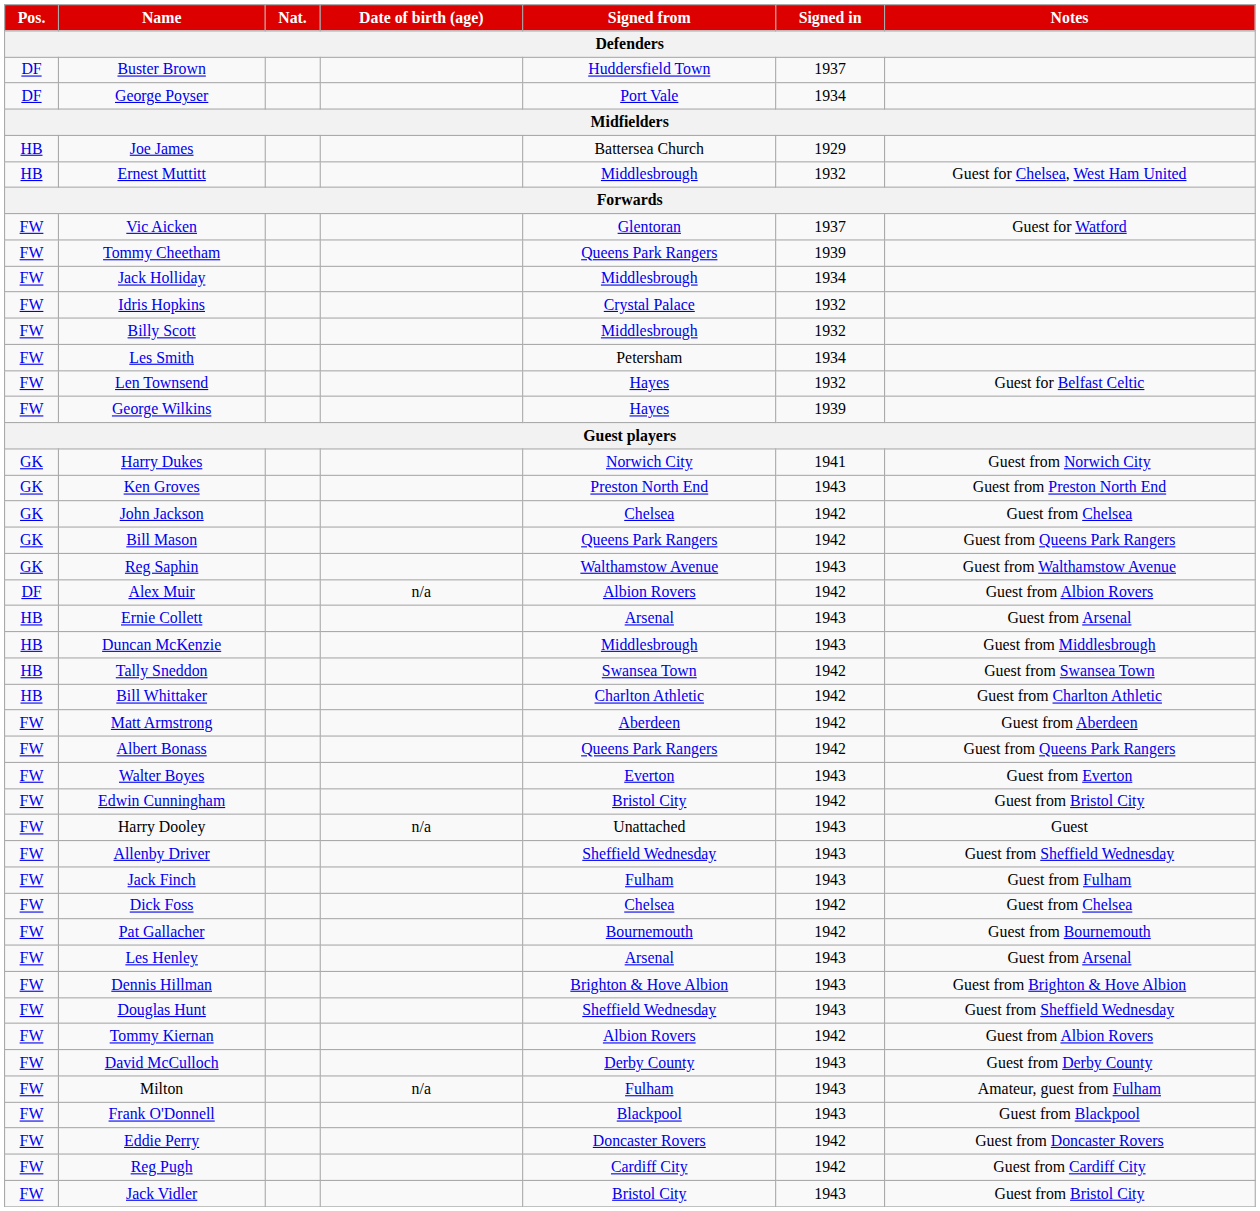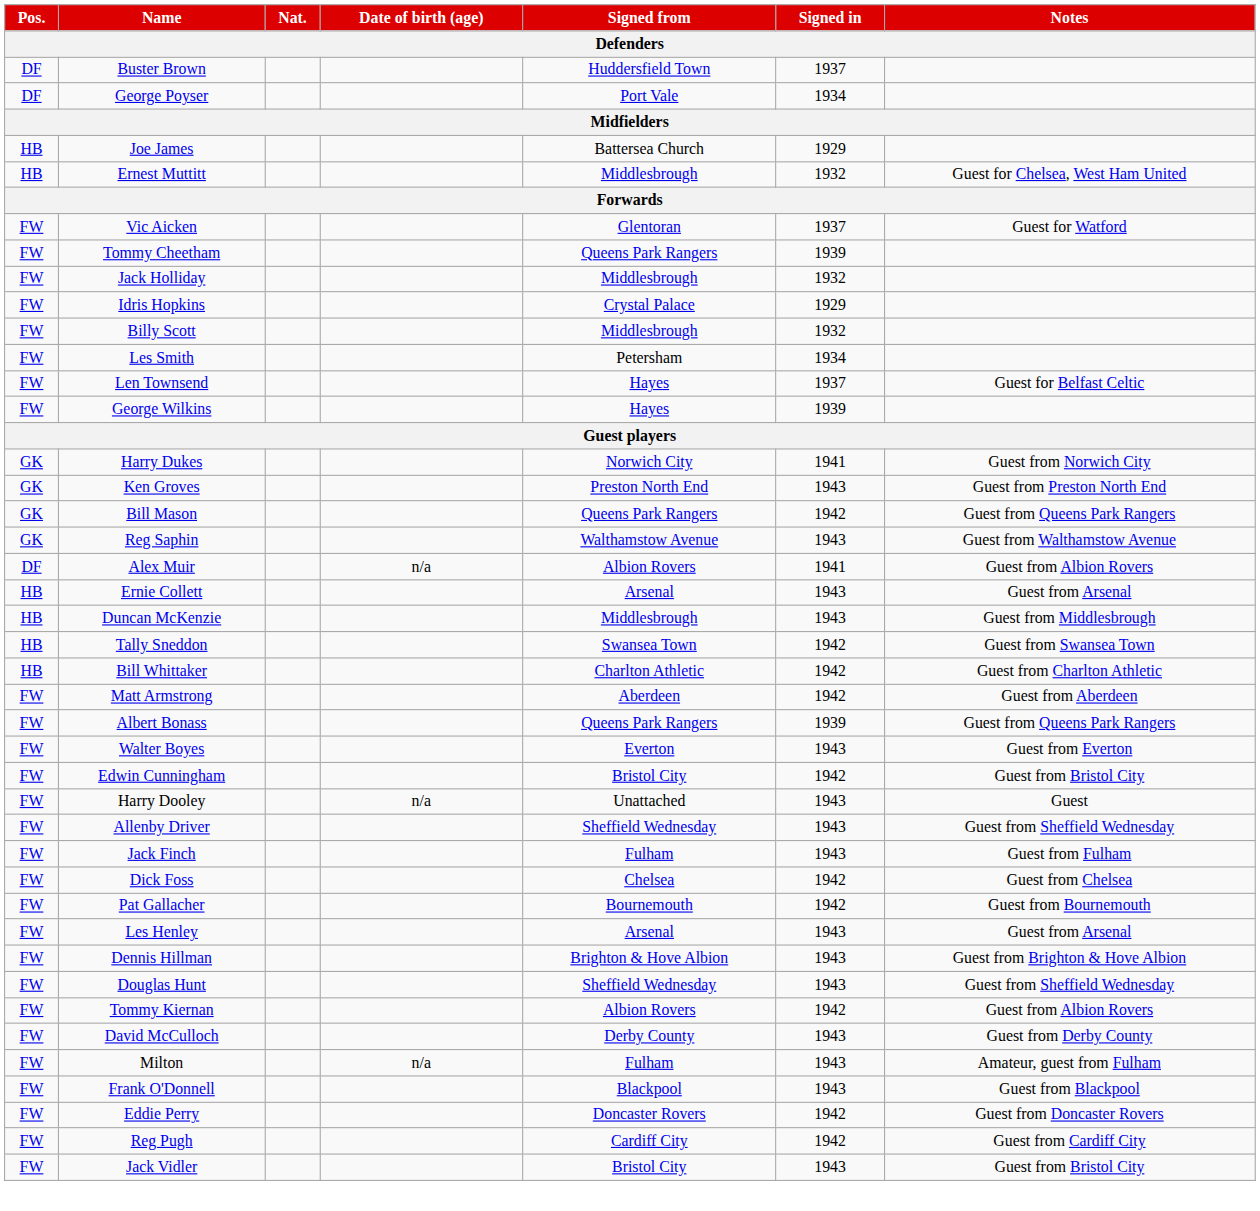(830, 279) 1934 -> (830, 279) 1932
(830, 305) 1932 -> (830, 305) 1929
(830, 383) 1932 -> (830, 383) 1937
- row: (162, 514)
(830, 592) 1942 -> (830, 566) 1941
(830, 749) 1942 -> (830, 723) 1939
